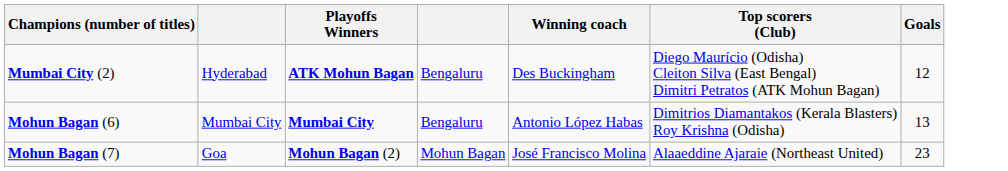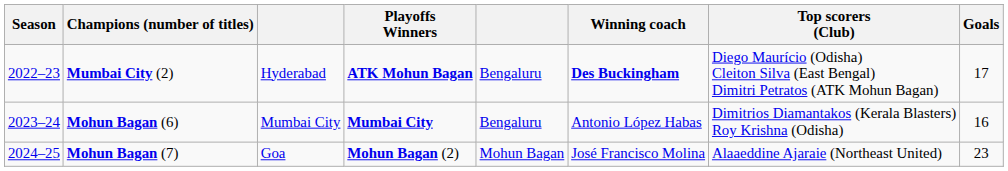+ column: (34, 24)
(564, 73) normal -> (625, 73) bold
(922, 73) 12 -> (981, 73) 17
(922, 122) 13 -> (981, 122) 16
